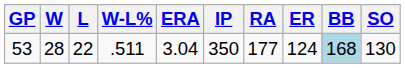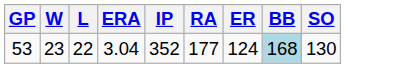- column: (127, 19)
(54, 48) 28 -> (54, 48) 23
(224, 48) 350 -> (164, 48) 352
